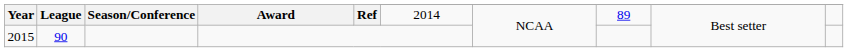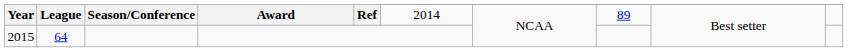(61, 36) 90 -> (61, 36) 64
